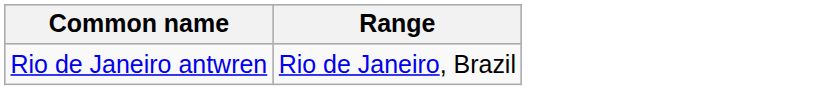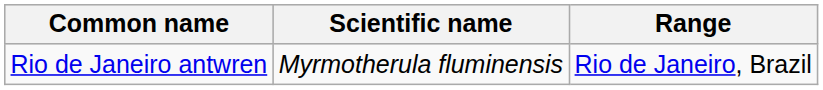+ column: (421, 24)
